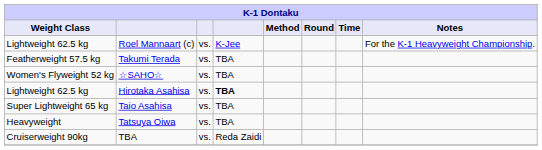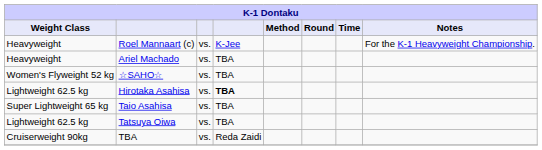(47, 43) Lightweight 62.5 kg -> (34, 43) Heavyweight
- row: (149, 59)
+ row: (149, 59)
(34, 121) Heavyweight -> (47, 121) Lightweight 62.5 kg
